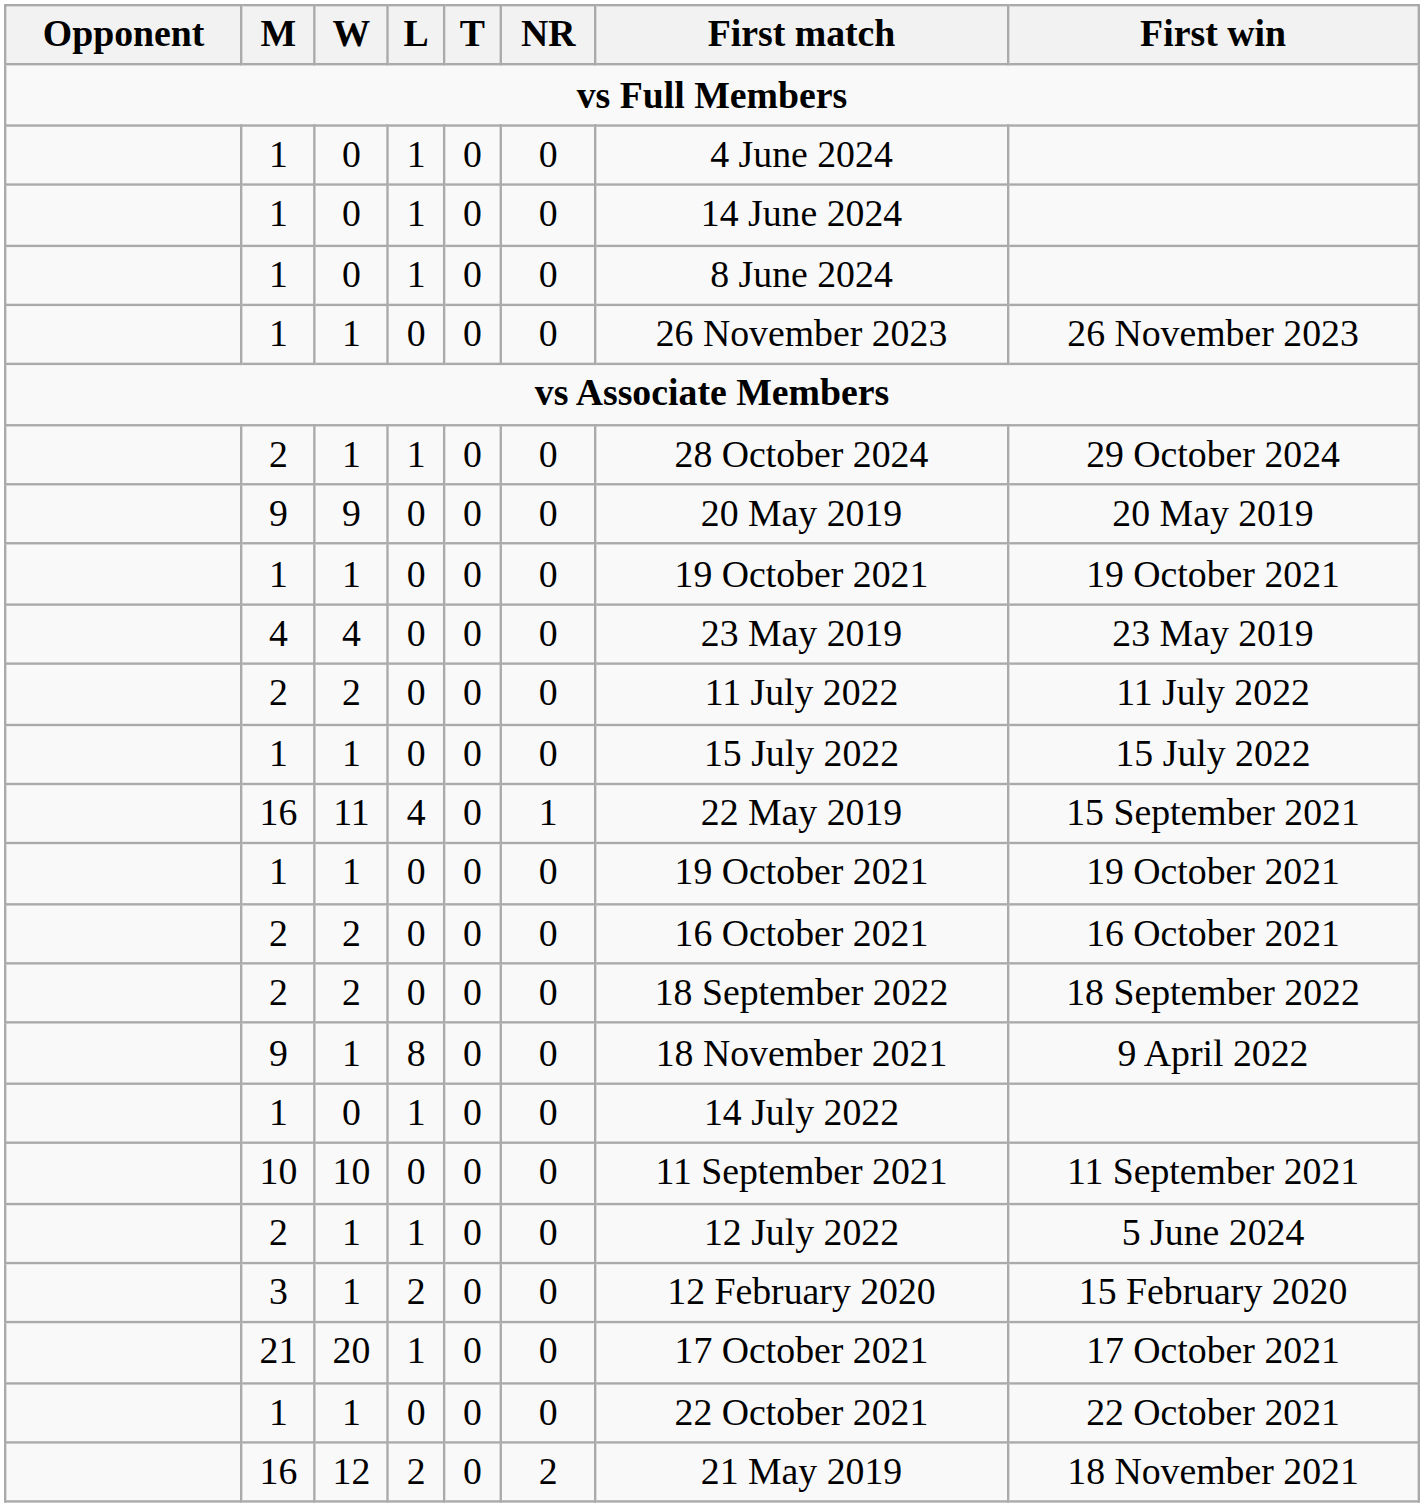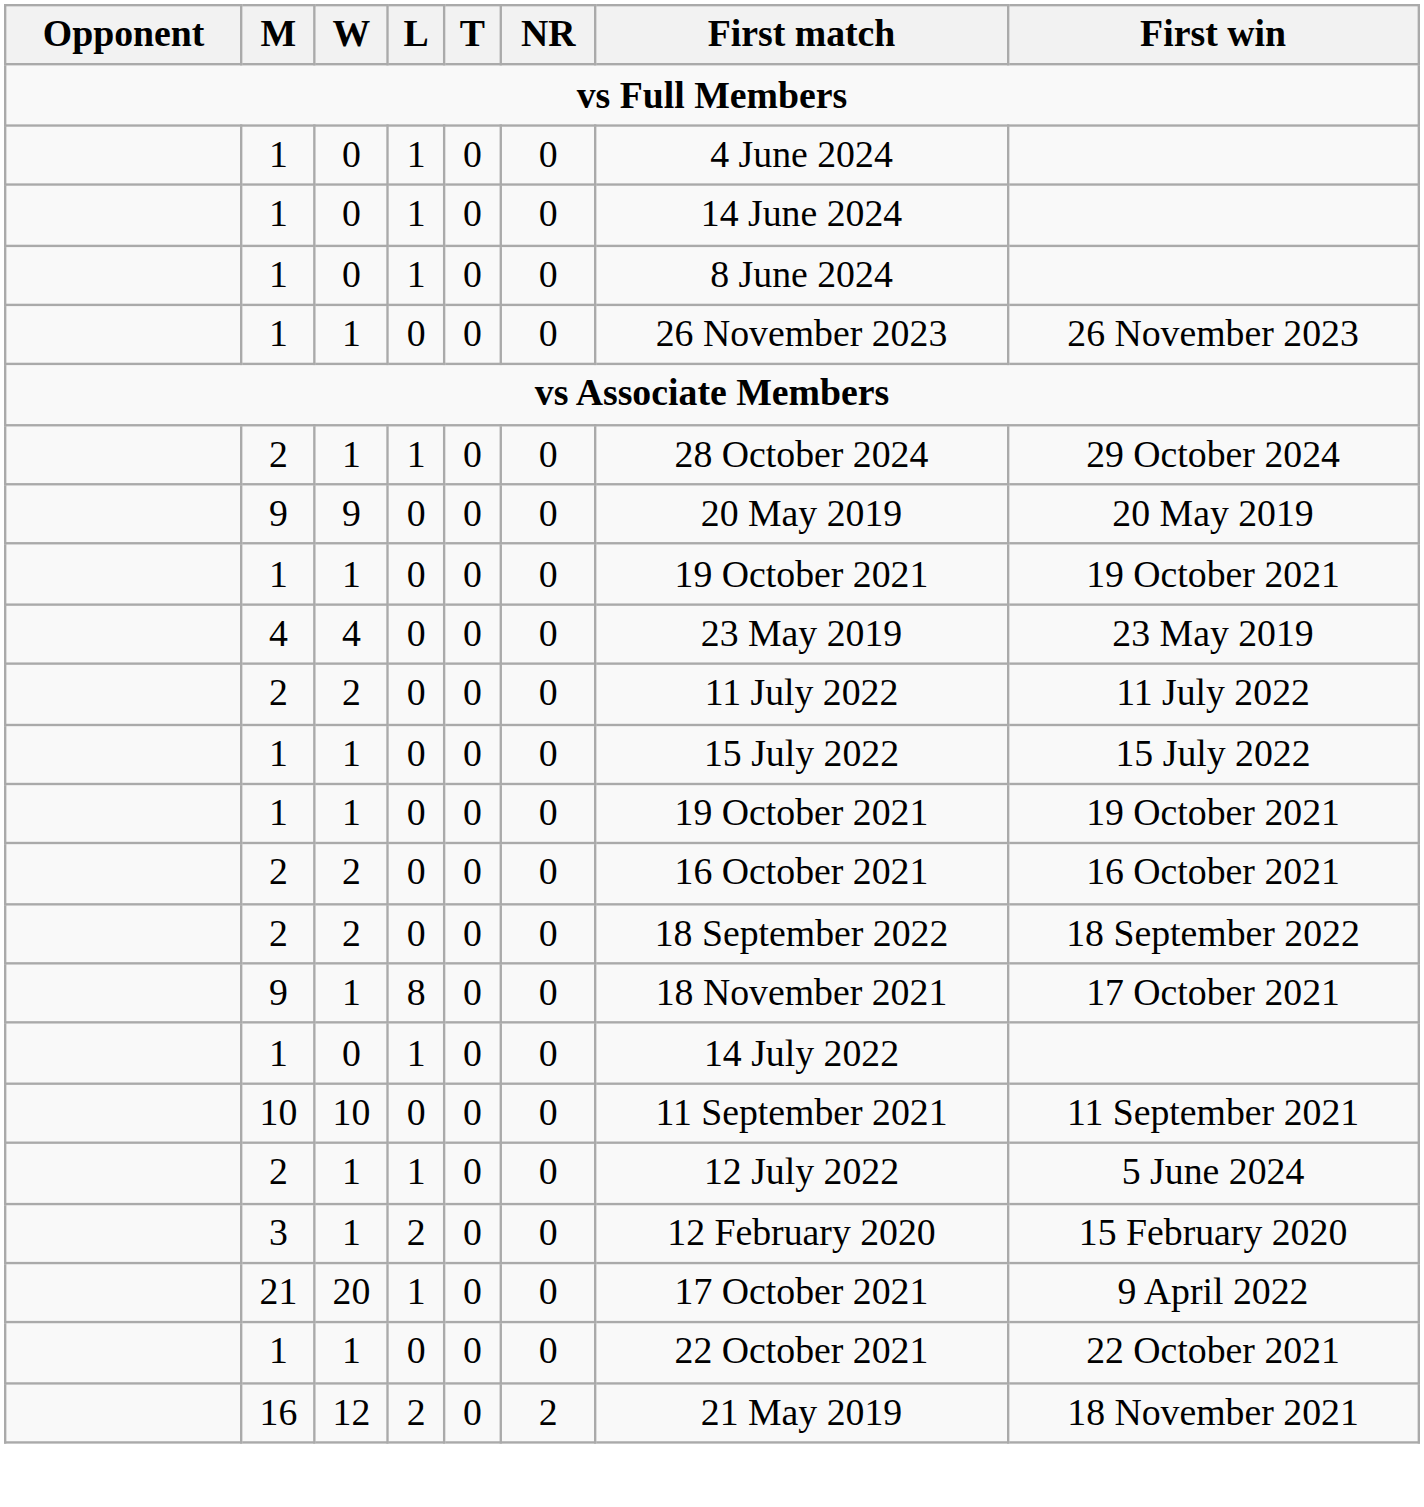- row: (278, 812)
(1213, 1052) 9 April 2022 -> (1213, 992) 17 October 2021
(1213, 1351) 17 October 2021 -> (1213, 1292) 9 April 2022
